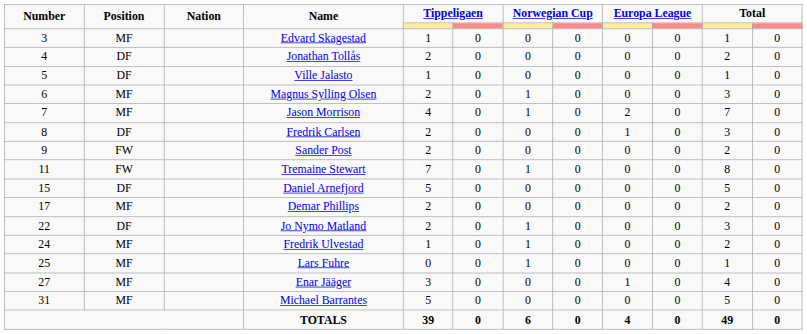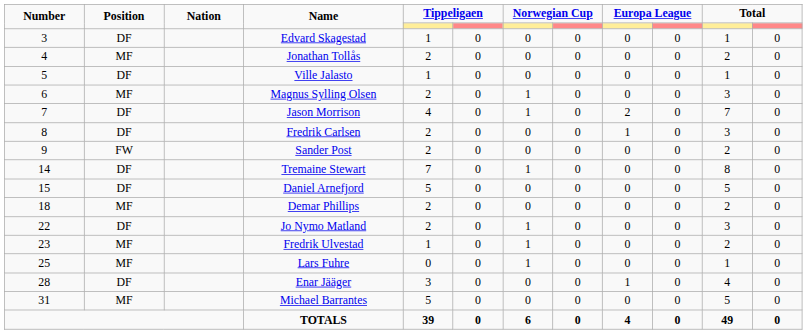(124, 38) MF -> (124, 38) DF
(124, 56) DF -> (124, 56) MF
(124, 113) MF -> (124, 113) DF
(44, 169) 11 -> (44, 169) 14
(124, 169) FW -> (124, 169) DF
(44, 207) 17 -> (44, 207) 18
(44, 244) 24 -> (44, 244) 23
(44, 282) 27 -> (44, 282) 28
(124, 282) MF -> (124, 282) DF
